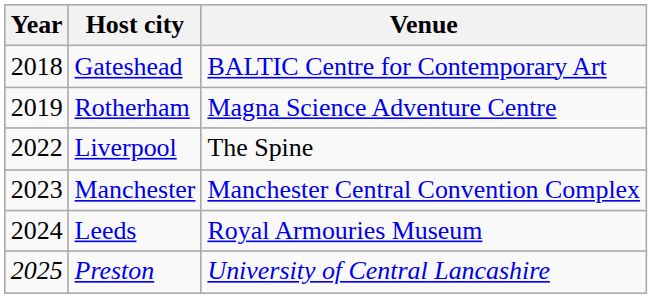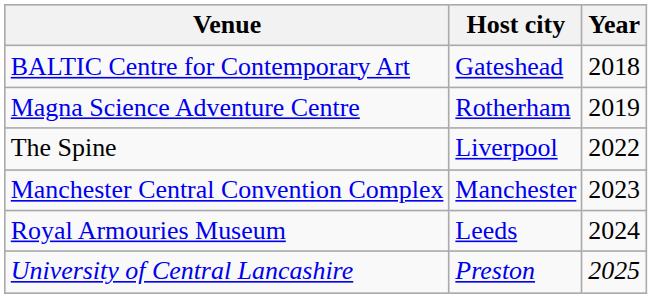columns swapped: (37, 25) <-> (424, 25)
